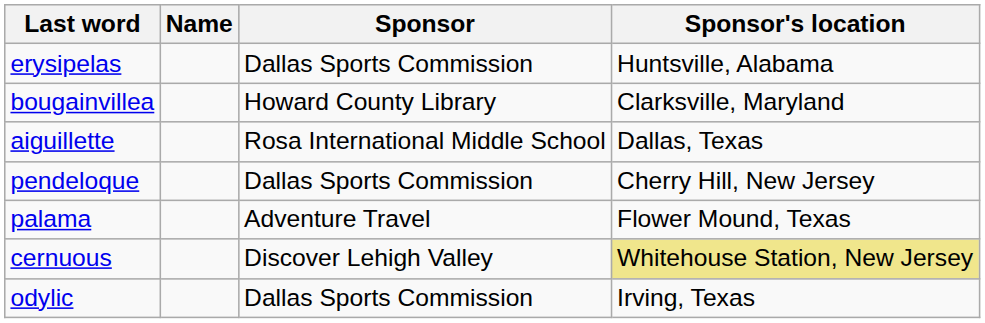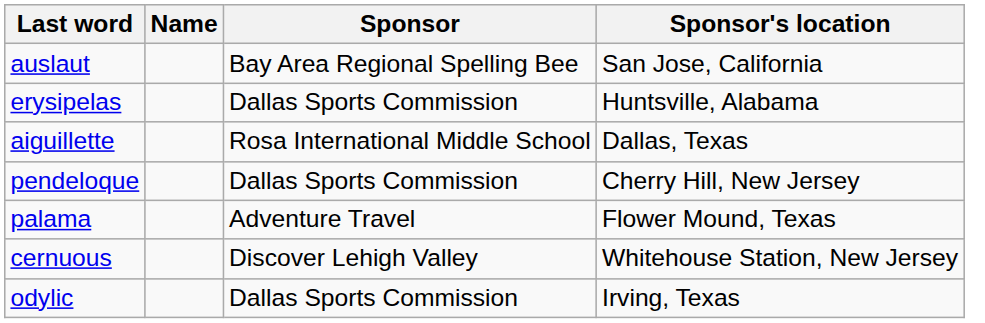+ row: (50, 63)
- row: (82, 102)
(795, 258) khaki background -> (780, 258) no background
